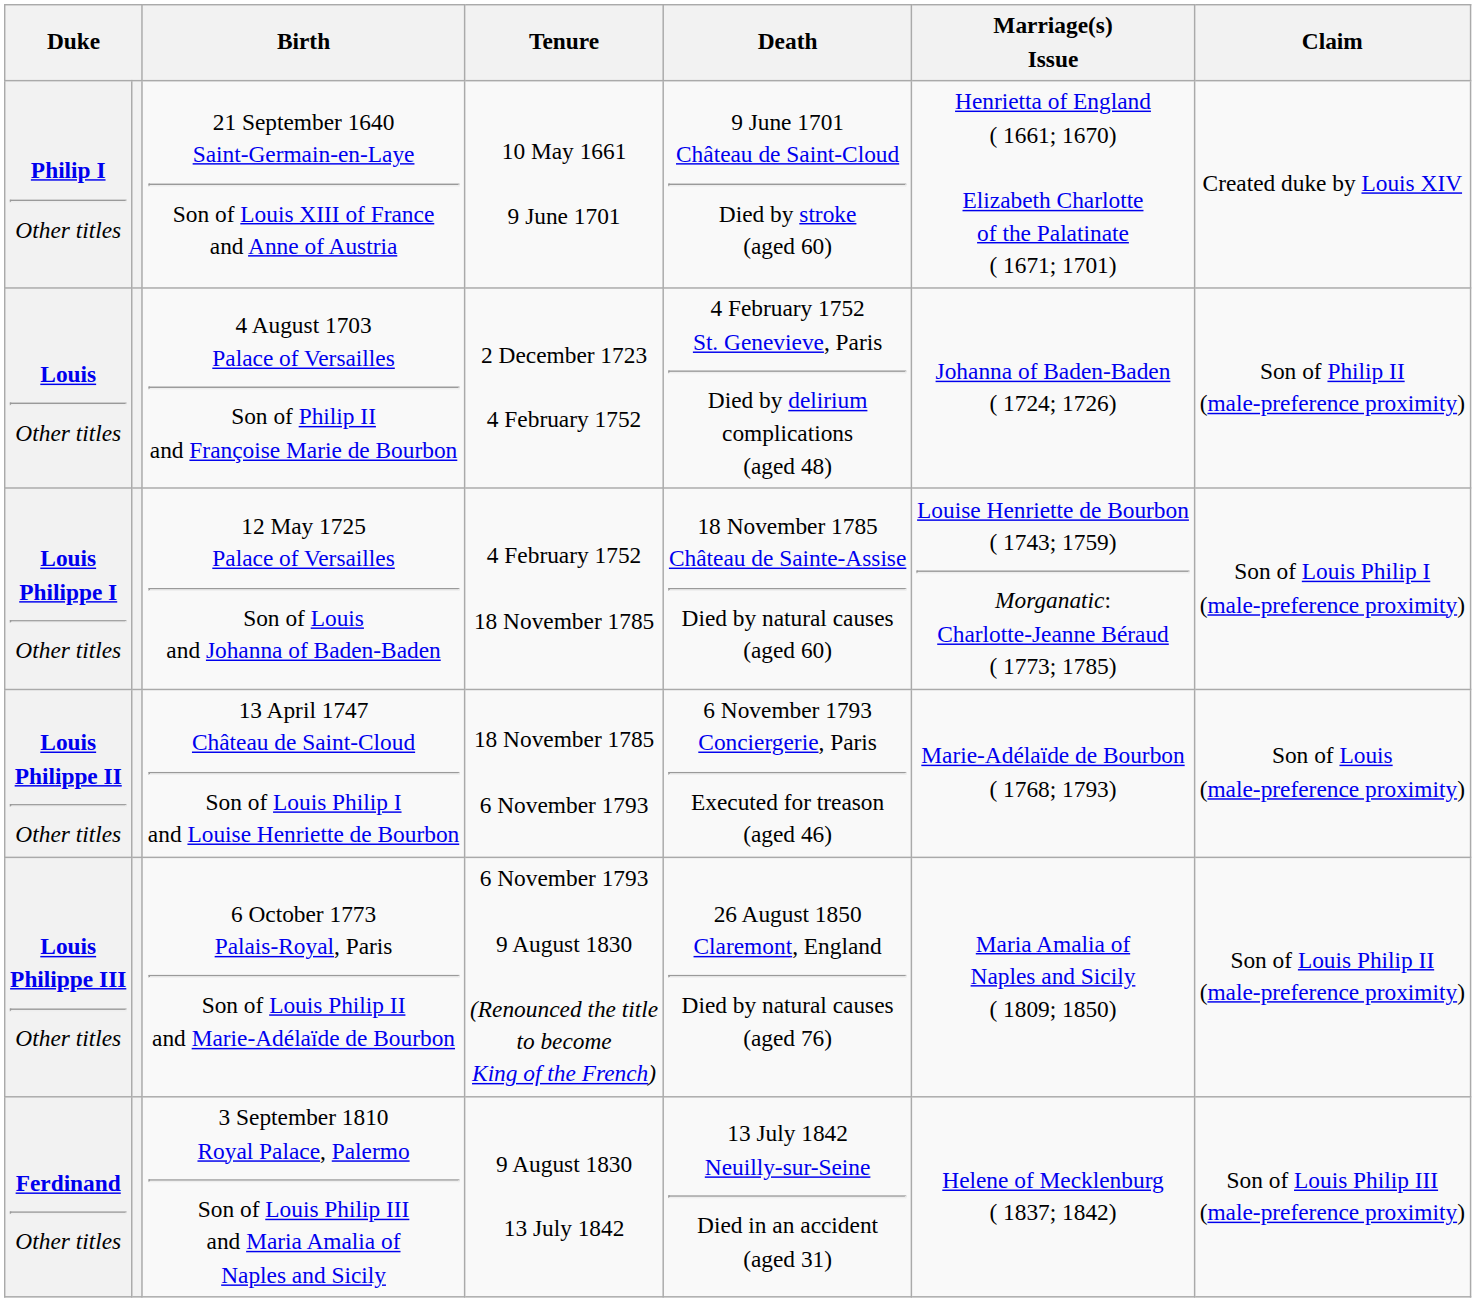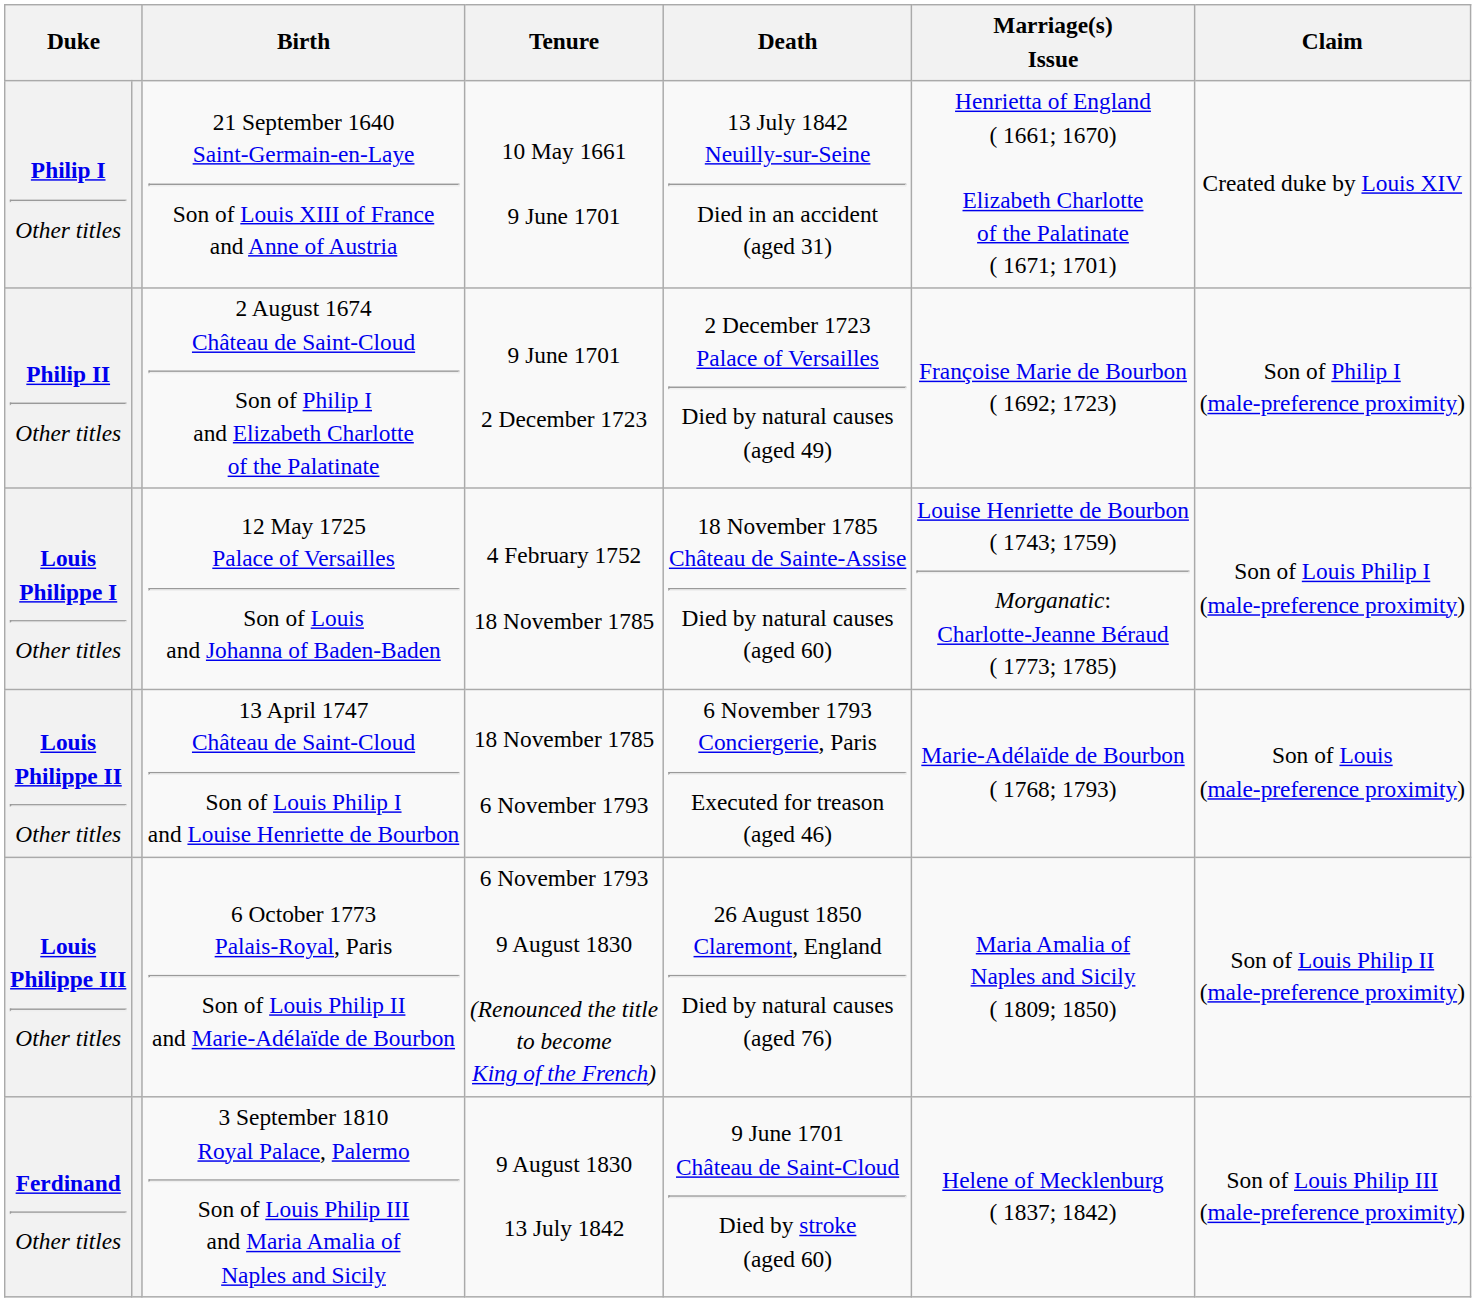(788, 183) 9 June 1701 Château de Saint-Cloud Died by stroke (aged 60) -> (788, 183) 13 July 1842 Neuilly-sur-Seine Died in an accident (aged 31)
+ row: (68, 404)
- row: (68, 404)
(788, 1196) 13 July 1842 Neuilly-sur-Seine Died in an accident (aged 31) -> (788, 1196) 9 June 1701 Château de Saint-Cloud Died by stroke (aged 60)
